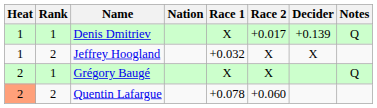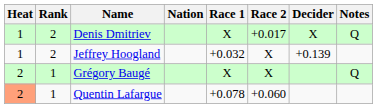(53, 34) 1 -> (53, 34) 2
(313, 34) +0.139 -> (313, 34) X
(313, 53) X -> (313, 53) +0.139
(53, 93) 2 -> (53, 93) 1
